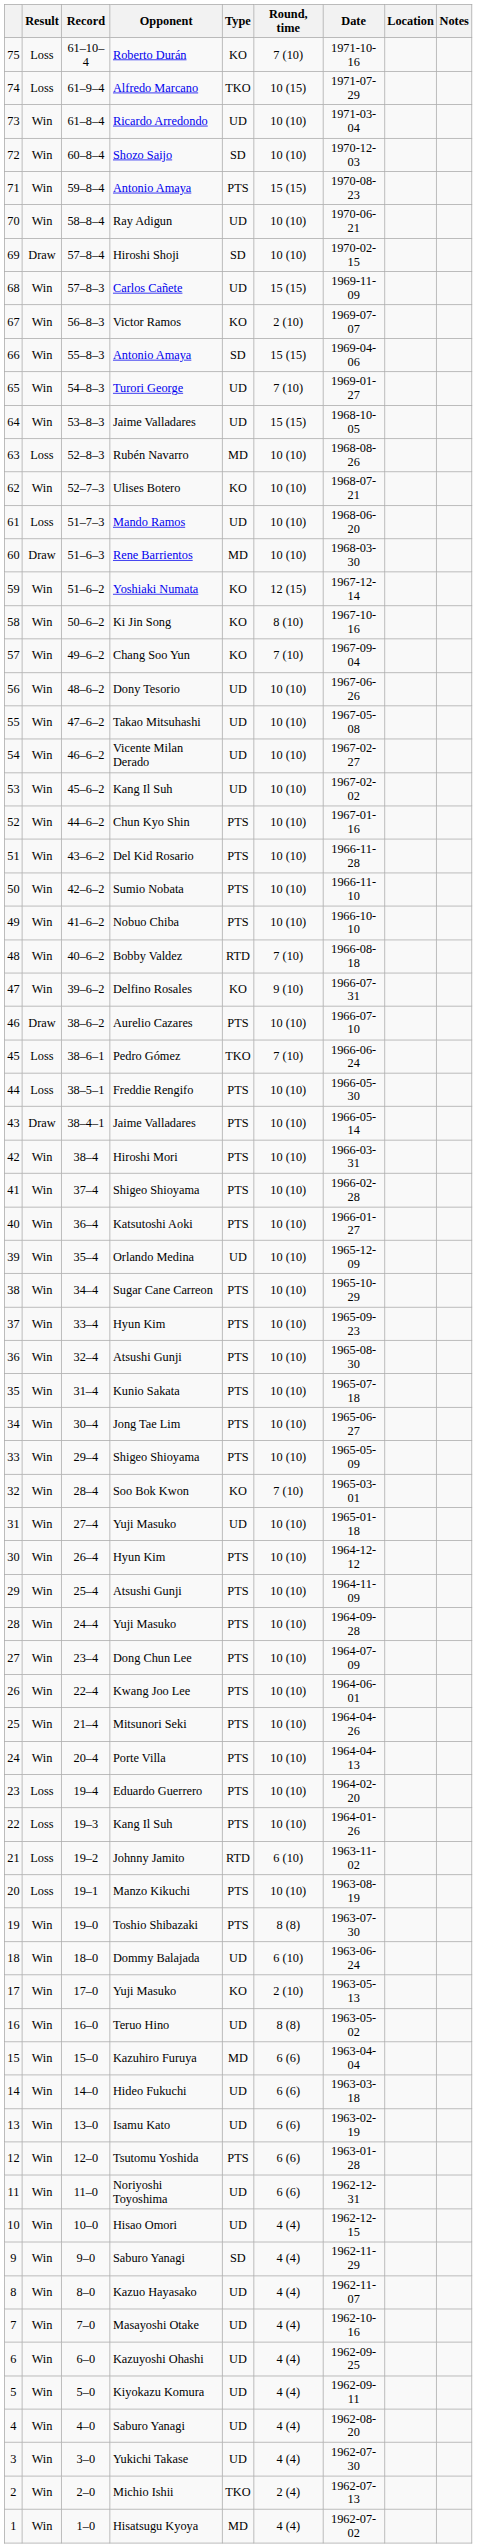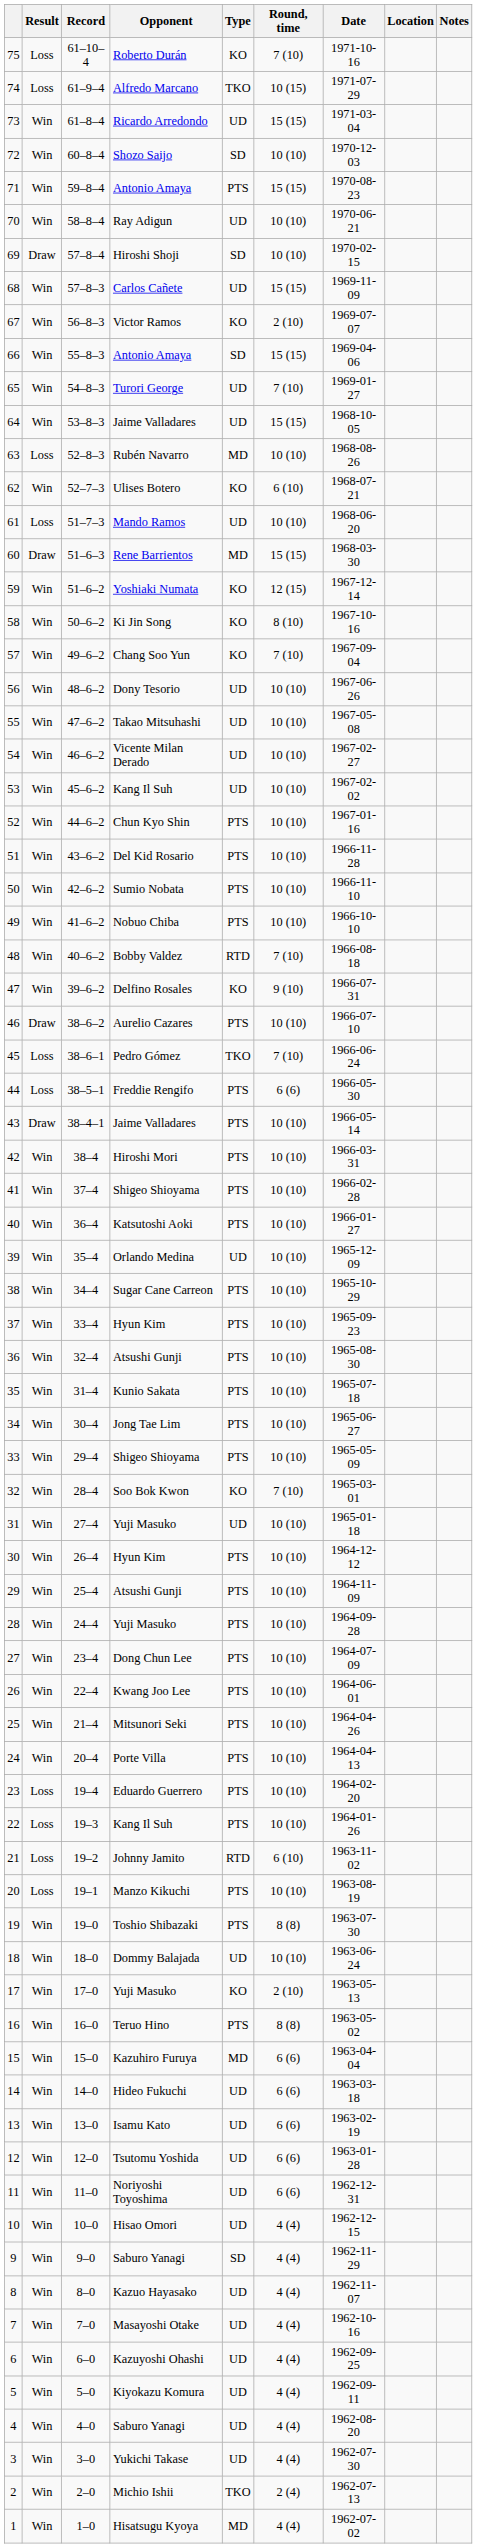(288, 121) 10 (10) -> (288, 121) 15 (15)
(288, 488) 10 (10) -> (288, 488) 6 (10)
(288, 555) 10 (10) -> (288, 555) 15 (15)
(288, 1089) 10 (10) -> (288, 1089) 6 (6)
(288, 1958) 6 (10) -> (288, 1958) 10 (10)
(238, 2025) UD -> (238, 2025) PTS
(238, 2158) PTS -> (238, 2158) UD
